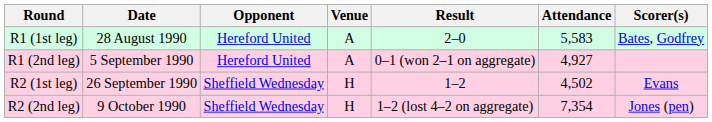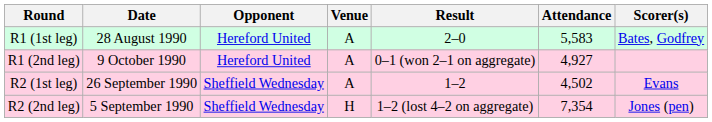(142, 60) 5 September 1990 -> (142, 60) 9 October 1990
(349, 83) H -> (349, 83) A
(142, 106) 9 October 1990 -> (142, 106) 5 September 1990
